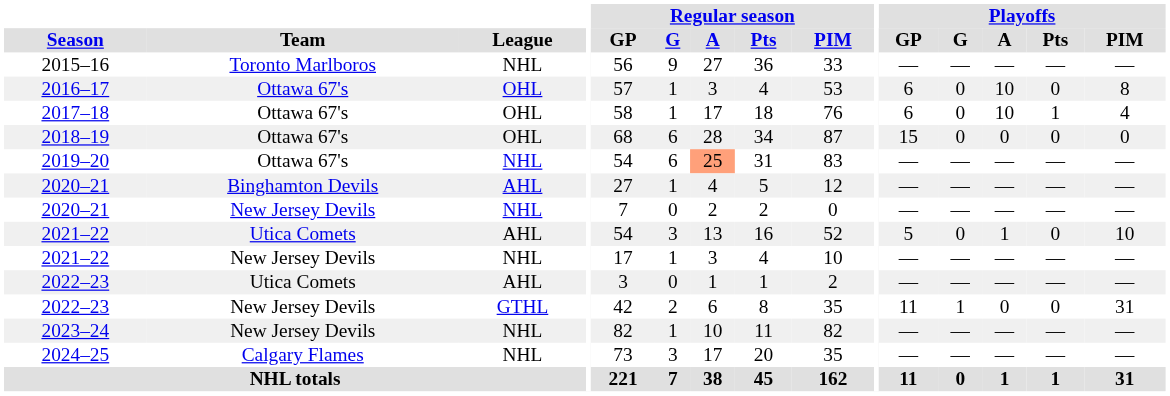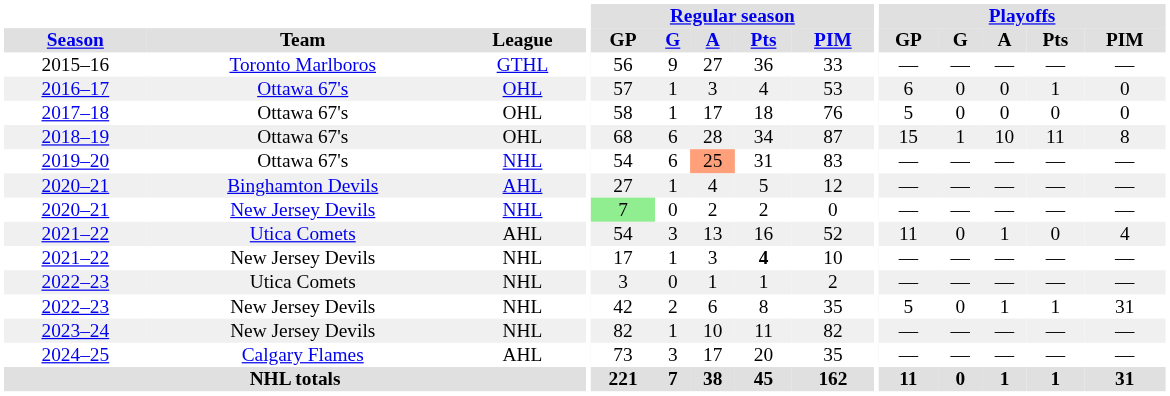(522, 64) NHL -> (522, 64) GTHL
(1004, 88) 10 -> (1004, 88) 0
(1055, 88) 0 -> (1055, 88) 1
(1125, 88) 8 -> (1125, 88) 0
(908, 112) 6 -> (908, 112) 5
(1004, 112) 10 -> (1004, 112) 0
(1055, 112) 1 -> (1055, 112) 0
(1125, 112) 4 -> (1125, 112) 0
(960, 136) 0 -> (960, 136) 1
(1004, 136) 0 -> (1004, 136) 10
(1055, 136) 0 -> (1055, 136) 11
(1125, 136) 0 -> (1125, 136) 8
(623, 209) no background -> (623, 209) lightgreen background
(908, 233) 5 -> (908, 233) 11
(1125, 233) 10 -> (1125, 233) 4
(764, 257) normal -> (764, 257) bold
(522, 282) AHL -> (522, 282) NHL
(522, 306) GTHL -> (522, 306) NHL
(908, 306) 11 -> (908, 306) 5
(960, 306) 1 -> (960, 306) 0
(1004, 306) 0 -> (1004, 306) 1
(1055, 306) 0 -> (1055, 306) 1
(522, 354) NHL -> (522, 354) AHL
